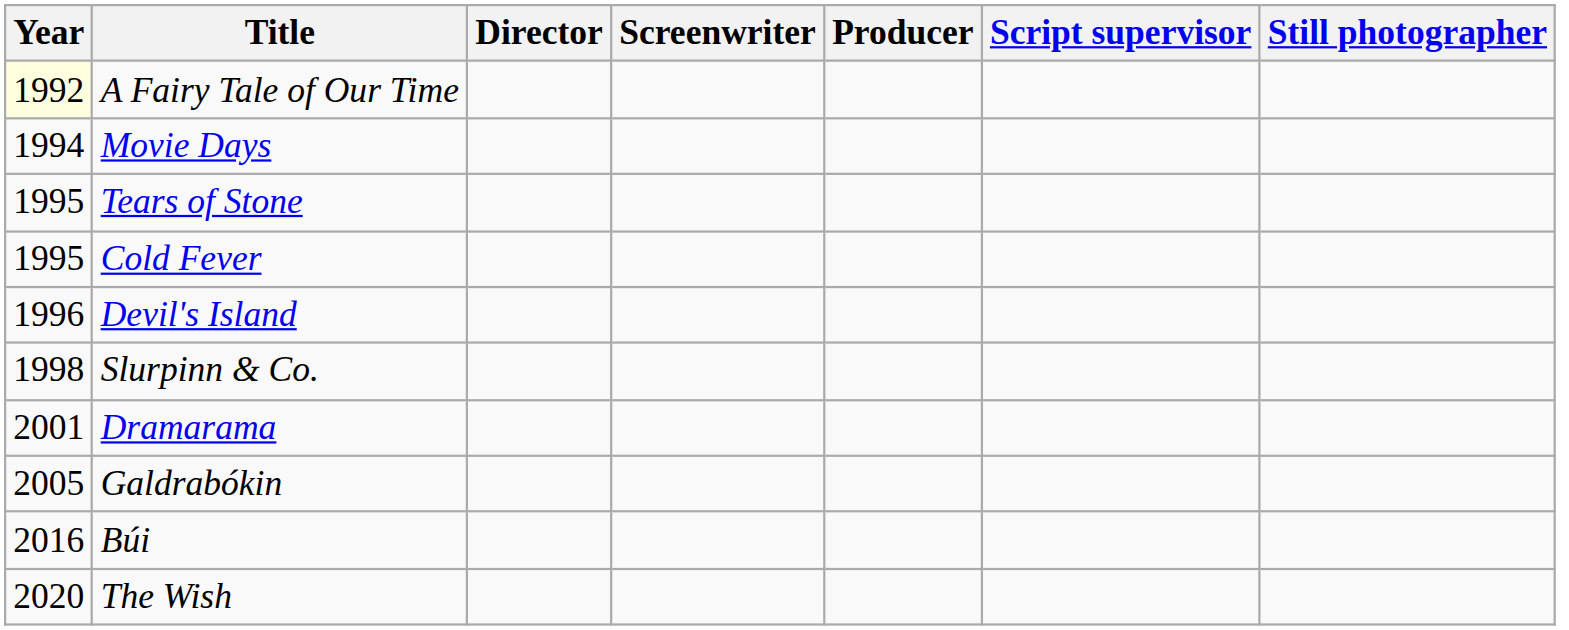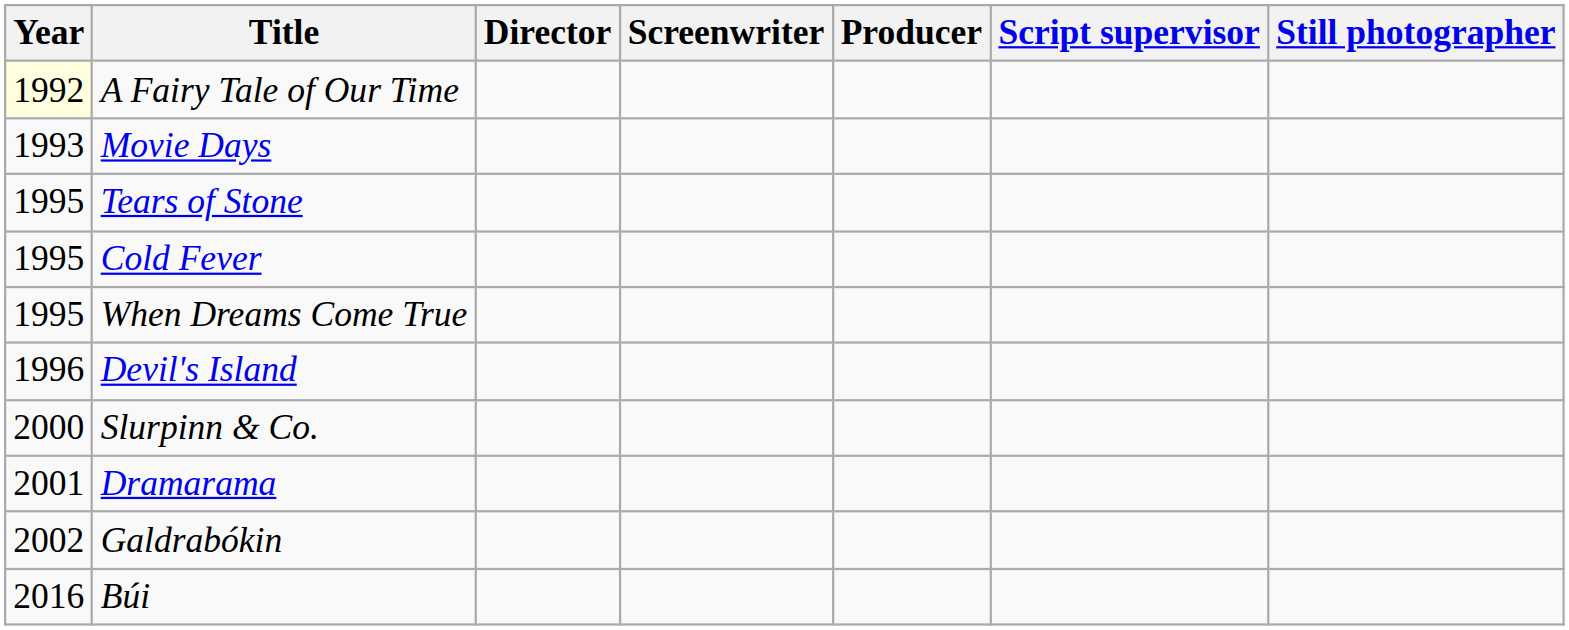(49, 145) 1994 -> (49, 145) 1993
+ row: (284, 314)
(49, 370) 1998 -> (49, 426) 2000
(49, 483) 2005 -> (49, 539) 2002
- row: (166, 595)
